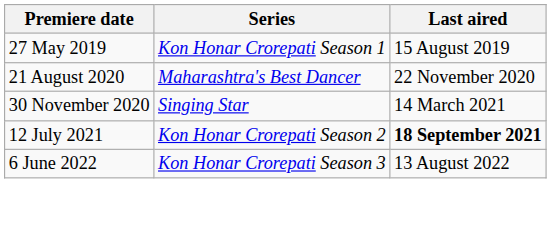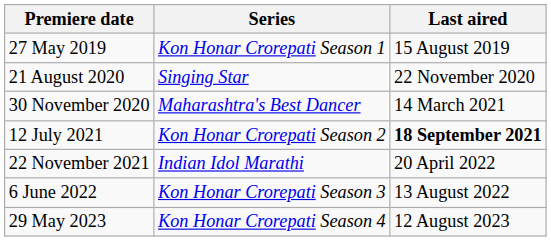(259, 76) Maharashtra's Best Dancer -> (203, 76) Singing Star
(203, 105) Singing Star -> (259, 105) Maharashtra's Best Dancer
+ row: (79, 163)
+ row: (57, 221)
